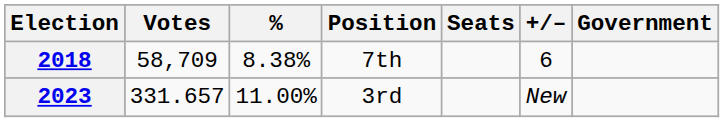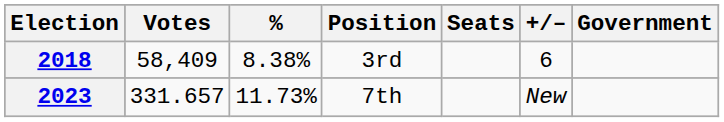(177, 60) 58,709 -> (177, 60) 58,409
(382, 60) 7th -> (382, 60) 3rd
(276, 97) 11.00% -> (276, 97) 11.73%
(382, 97) 3rd -> (382, 97) 7th
